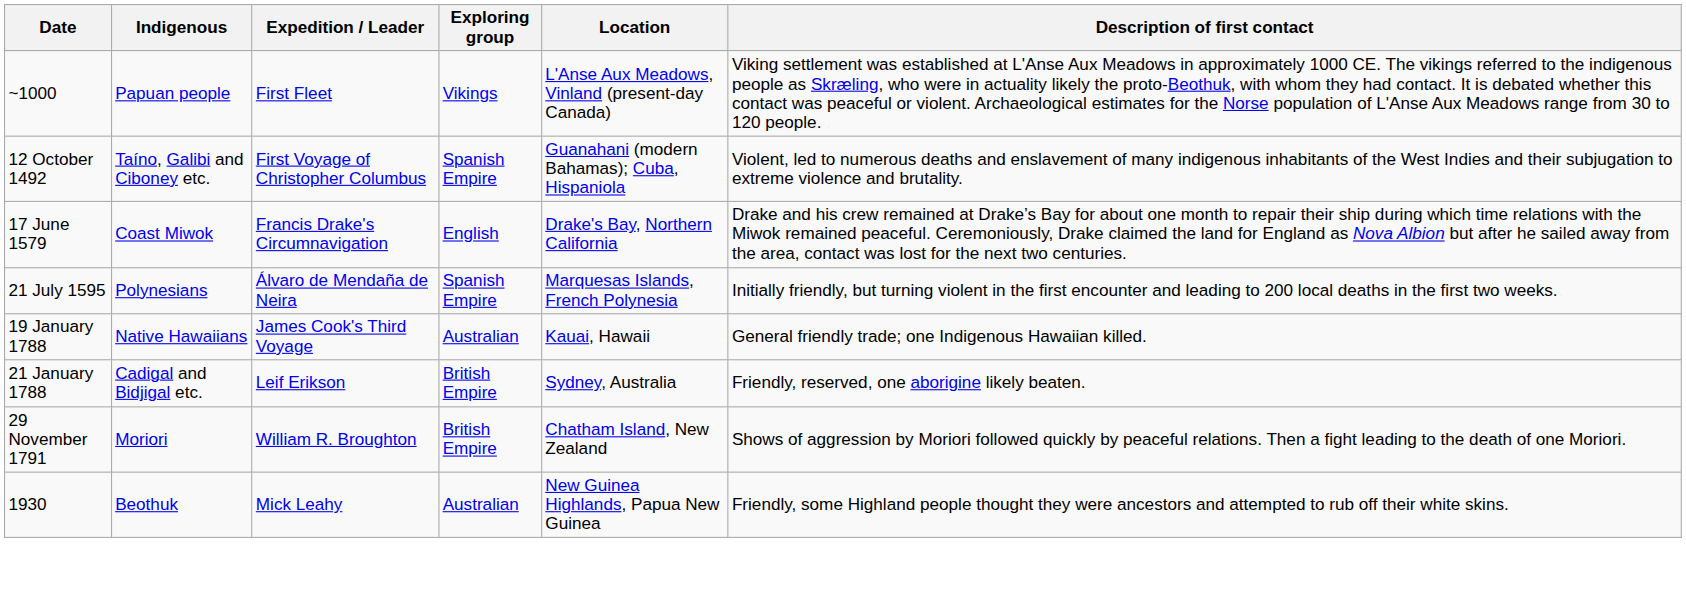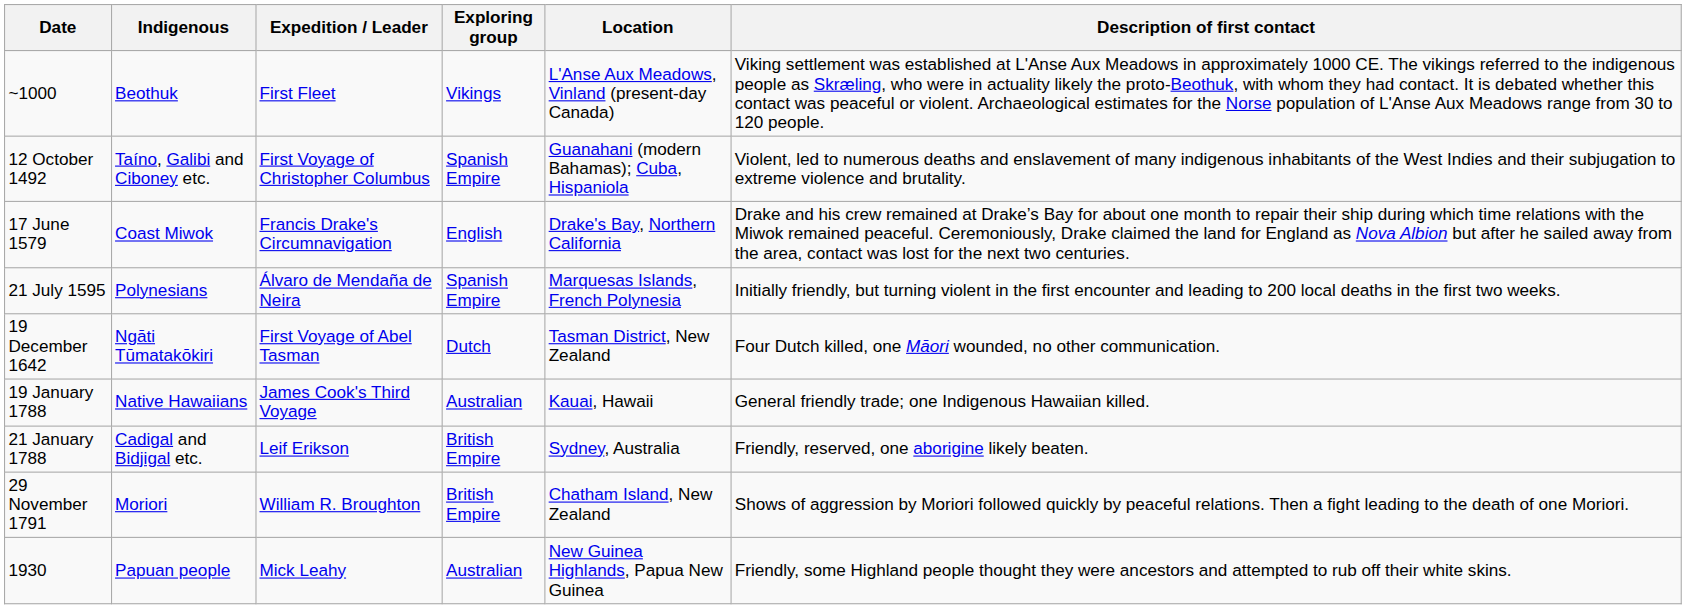(173, 93) Papuan people -> (146, 93) Beothuk
+ row: (48, 346)
(147, 504) Beothuk -> (173, 570) Papuan people
